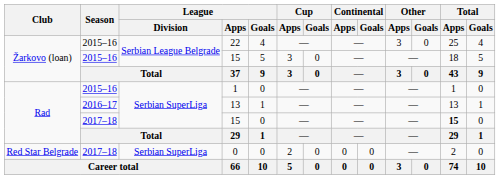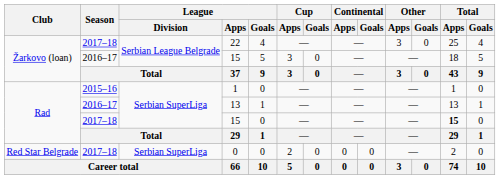(100, 43) 2015–16 -> (100, 43) 2017–18
(100, 58) 2015–16 -> (100, 58) 2016–17
